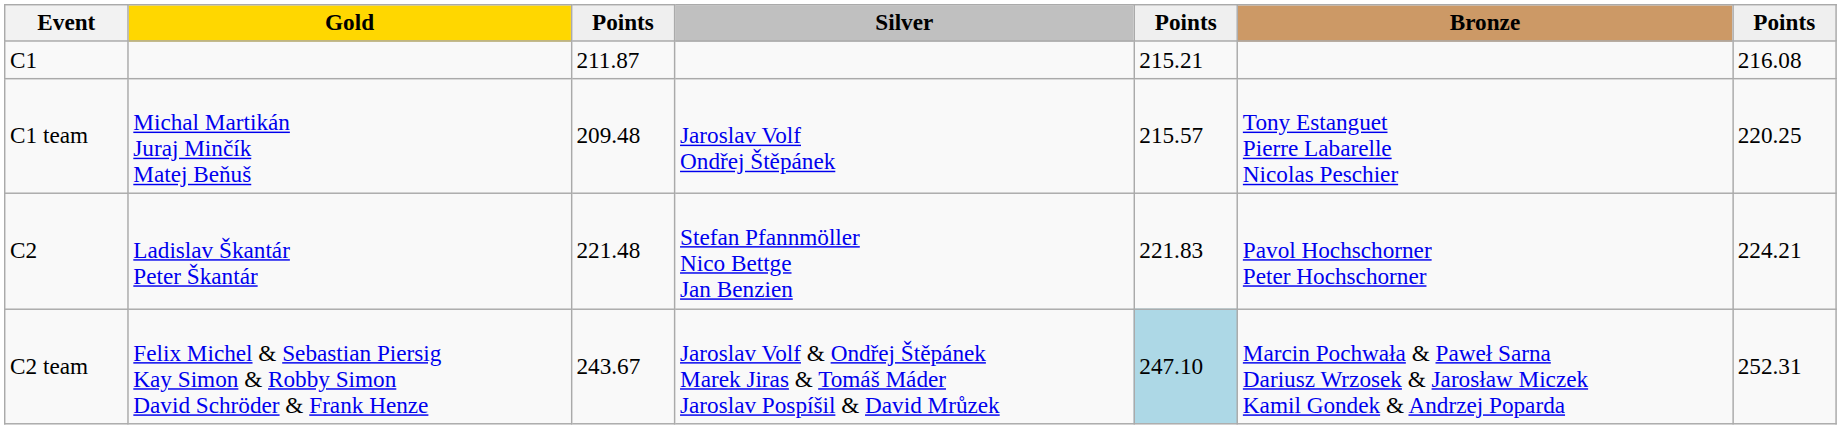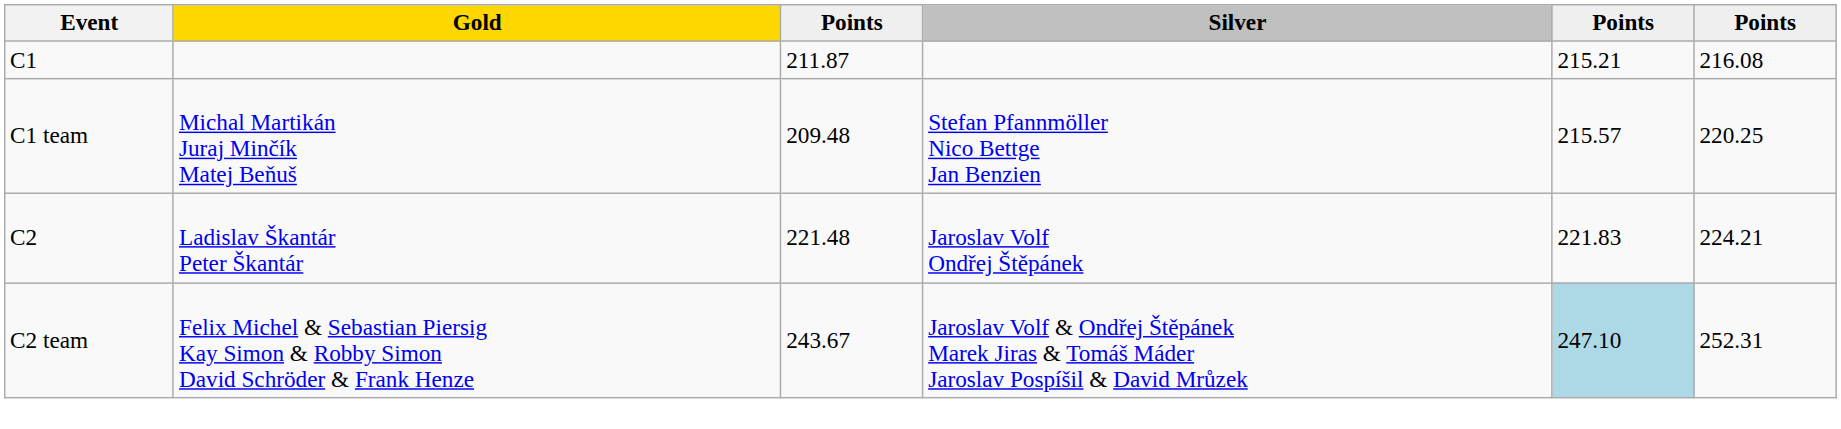- column: (1485, 22)
(758, 148) Jaroslav Volf Ondřej Štěpánek -> (1018, 148) Stefan Pfannmöller Nico Bettge Jan Benzien
(770, 263) Stefan Pfannmöller Nico Bettge Jan Benzien -> (1006, 250) Jaroslav Volf Ondřej Štěpánek
